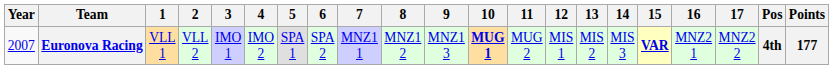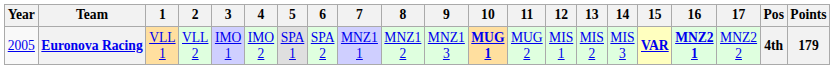(21, 45) 2007 -> (21, 45) 2005
(694, 45) normal -> (694, 45) bold
(807, 45) 177 -> (808, 45) 179
